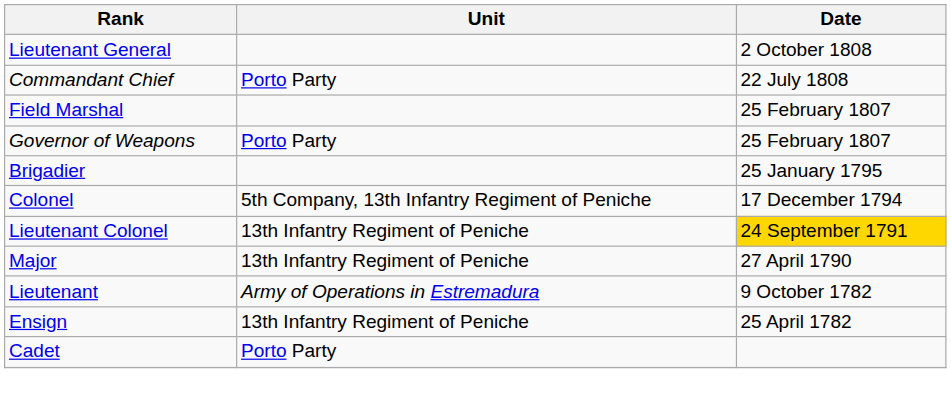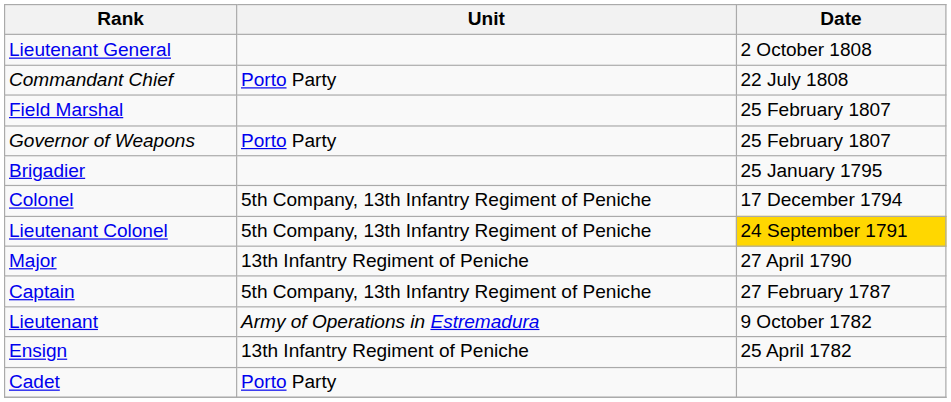(385, 230) 13th Infantry Regiment of Peniche -> (446, 230) 5th Company, 13th Infantry Regiment of Peniche
+ row: (42, 291)
